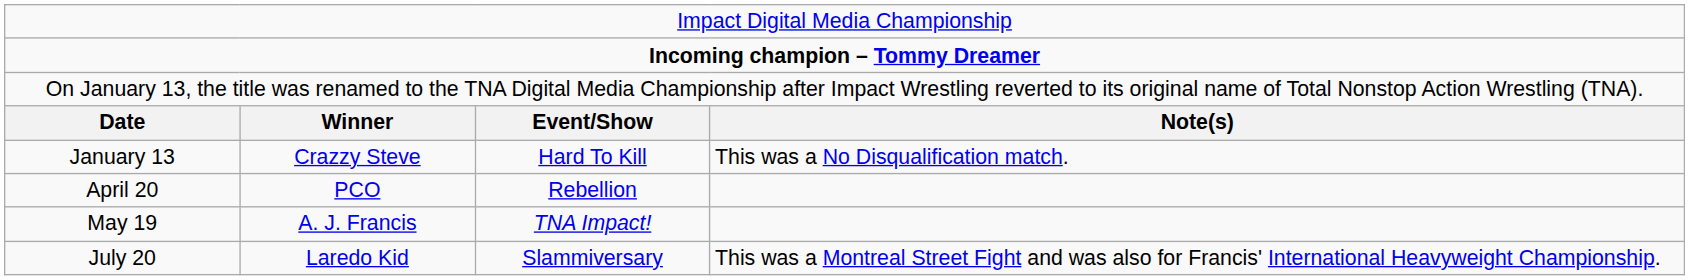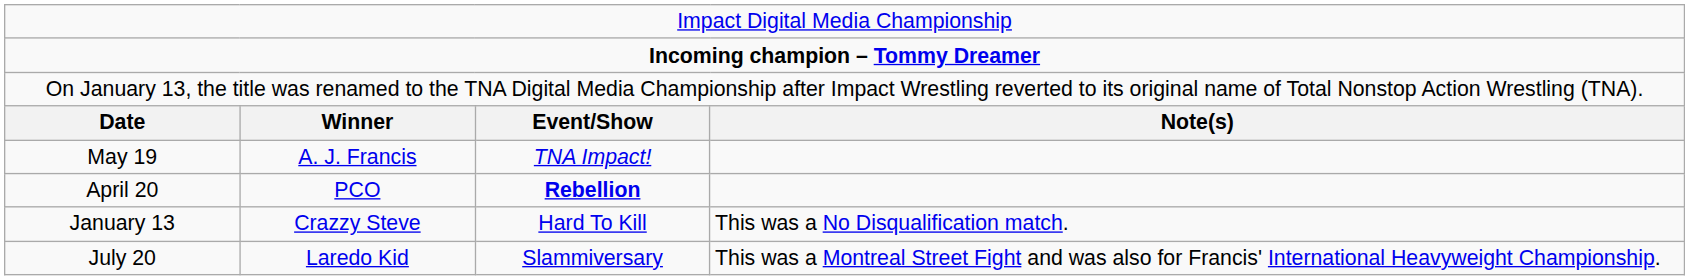rows swapped: (122, 156) <-> (122, 223)
(593, 190) normal -> (593, 190) bold
